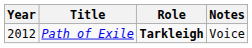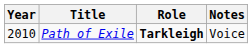(22, 33) 2012 -> (22, 33) 2010
